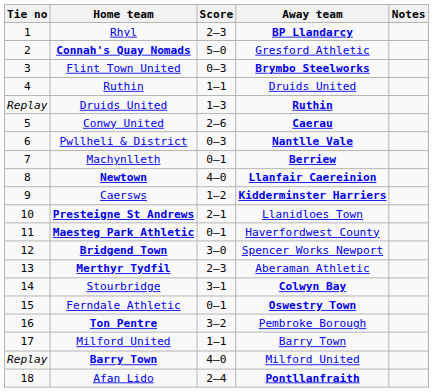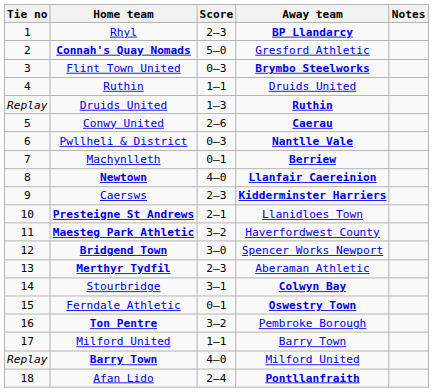(216, 196) 1–2 -> (216, 196) 2–3
(216, 232) 0–1 -> (216, 232) 3–2
